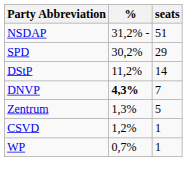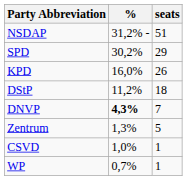+ row: (19, 71)
(161, 71) 14 -> (161, 90) 18
(124, 128) 1,2% -> (124, 147) 1,0%
